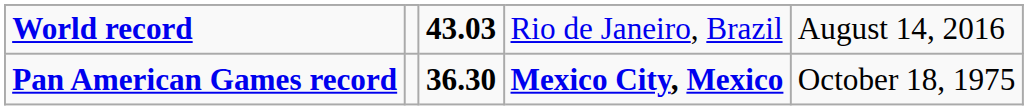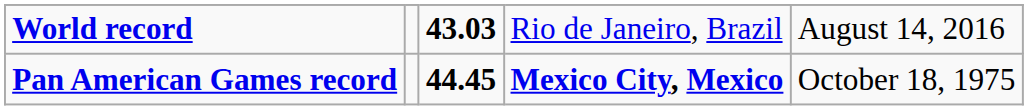(461, 78) 36.30 -> (461, 78) 44.45
